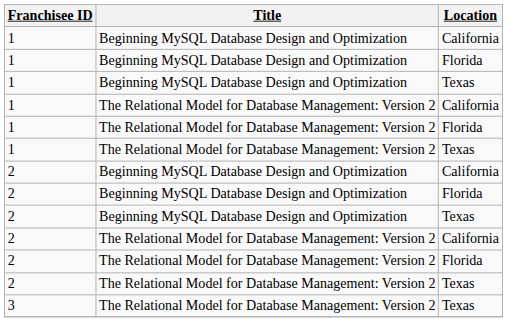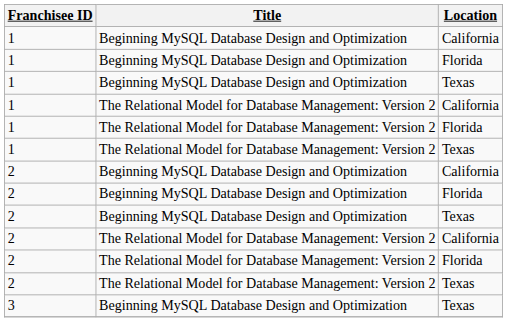(267, 305) The Relational Model for Database Management: Version 2 -> (253, 305) Beginning MySQL Database Design and Optimization
